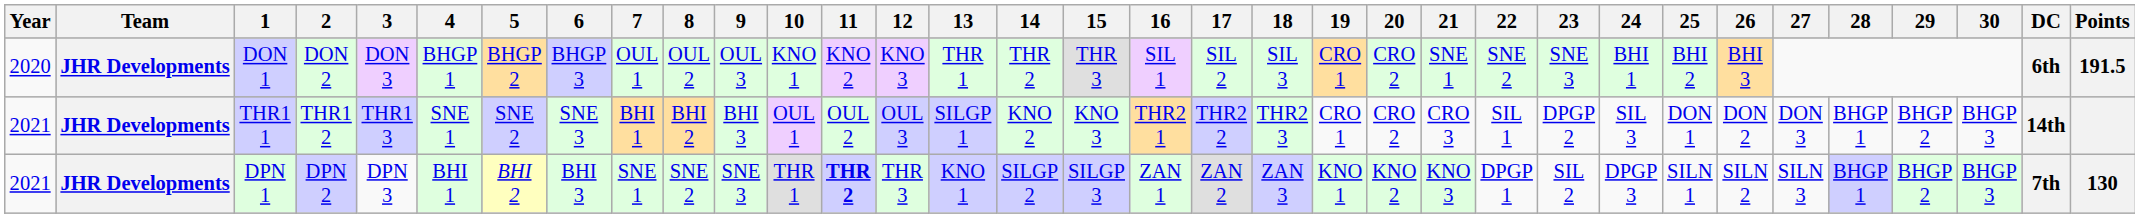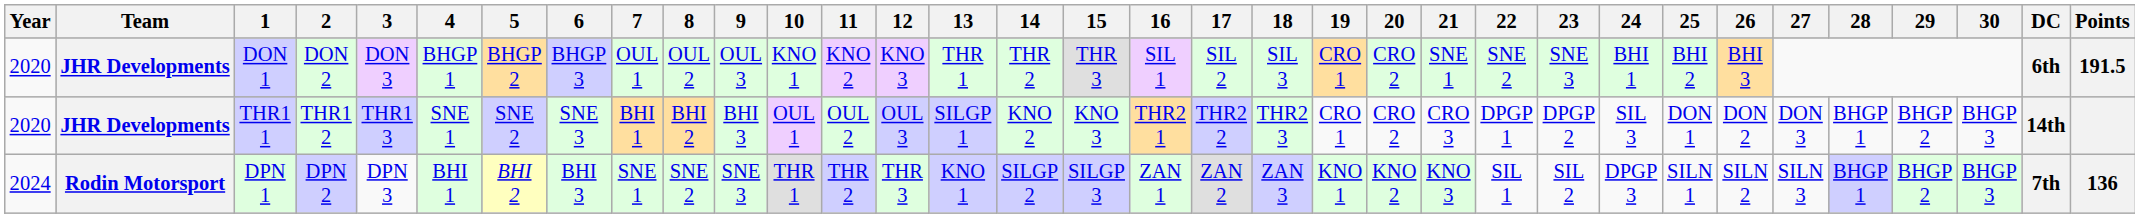(30, 125) 2021 -> (30, 125) 2020
(1507, 125) SIL 1 -> (1507, 125) DPGP 1
(30, 183) 2021 -> (30, 183) 2024
(145, 183) JHR Developments -> (145, 183) Rodin Motorsport
(848, 183) bold -> (848, 183) normal
(1507, 183) DPGP 1 -> (1507, 183) SIL 1
(2102, 183) 130 -> (2102, 183) 136
